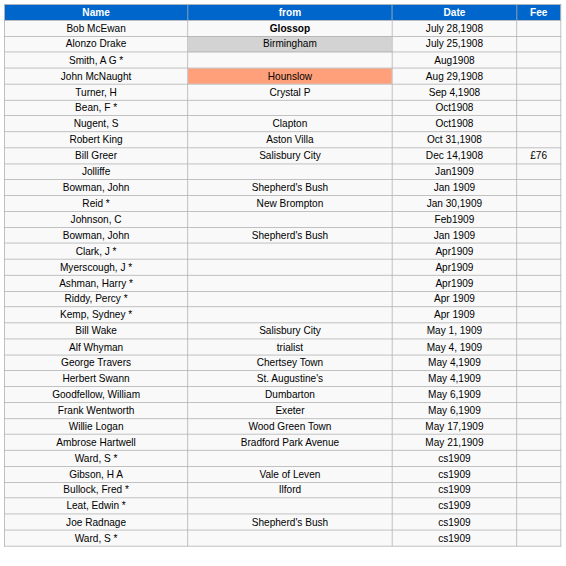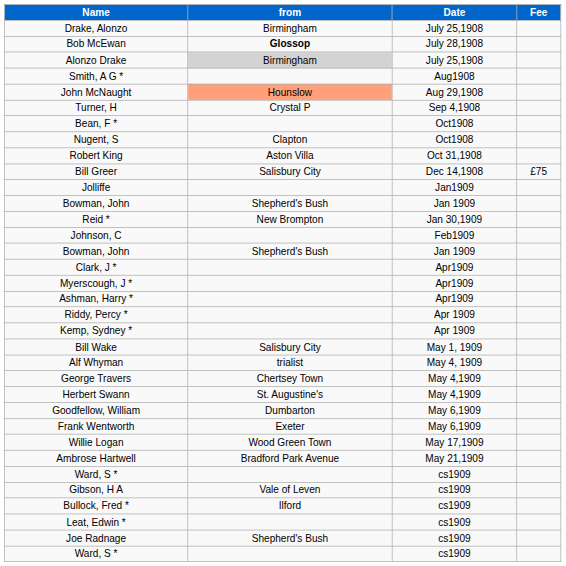+ row: (96, 29)
(539, 156) £76 -> (539, 172) £75
